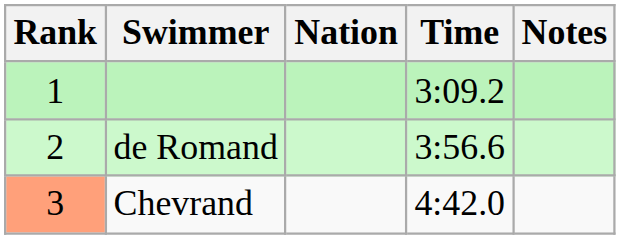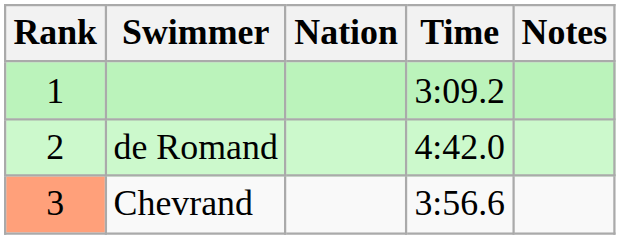(460, 146) 3:56.6 -> (460, 146) 4:42.0
(460, 203) 4:42.0 -> (460, 203) 3:56.6
